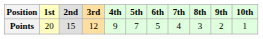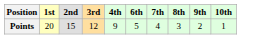- column: (136, 11)
